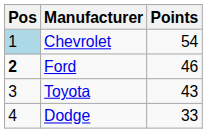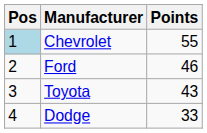(190, 42) 54 -> (190, 42) 55
(13, 67) bold -> (13, 67) normal
